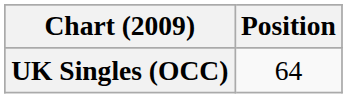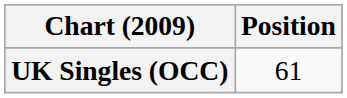(288, 69) 64 -> (288, 69) 61
